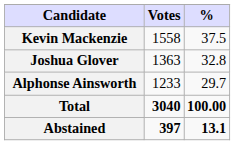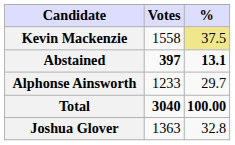(214, 38) no background -> (214, 38) khaki background
rows swapped: (74, 60) <-> (74, 128)
